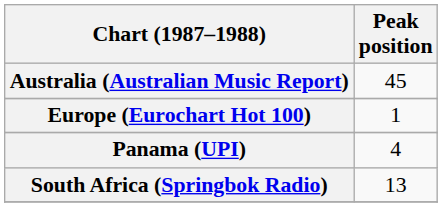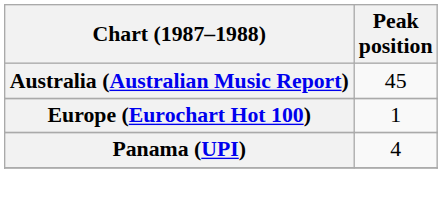- row: (179, 184)
